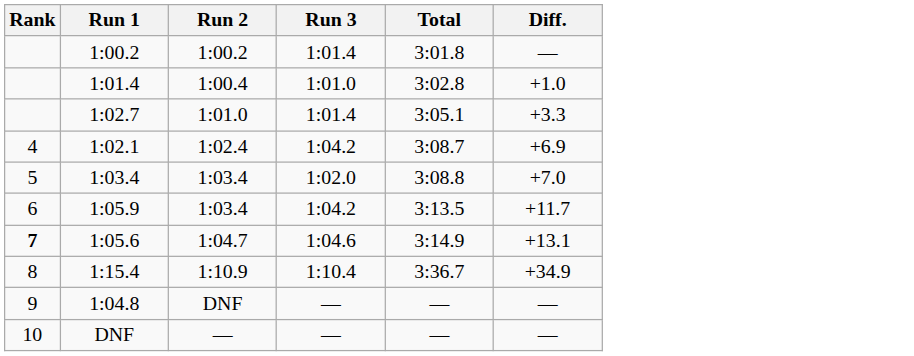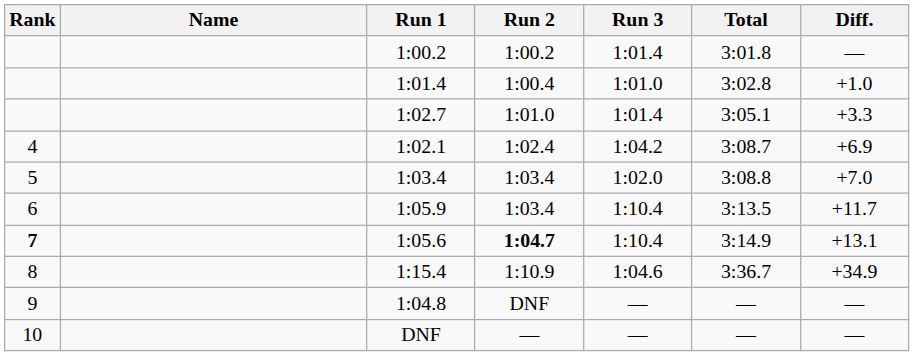+ column: (213, 20)
(331, 209) 1:04.2 -> (638, 209) 1:10.4
(223, 240) normal -> (529, 240) bold
(331, 240) 1:04.6 -> (638, 240) 1:10.4
(331, 271) 1:10.4 -> (638, 271) 1:04.6
